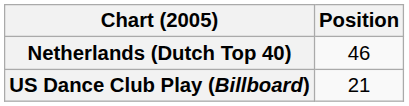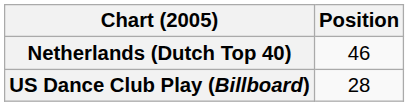(359, 85) 21 -> (359, 85) 28
